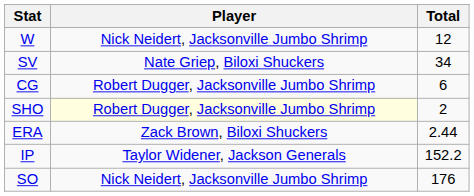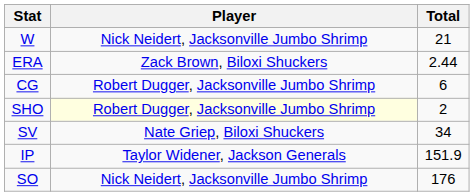(443, 39) 12 -> (443, 39) 21
rows swapped: (27, 132) <-> (27, 62)
(443, 156) 152.2 -> (443, 156) 151.9
